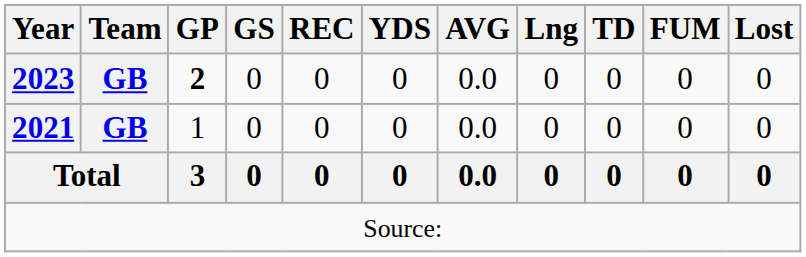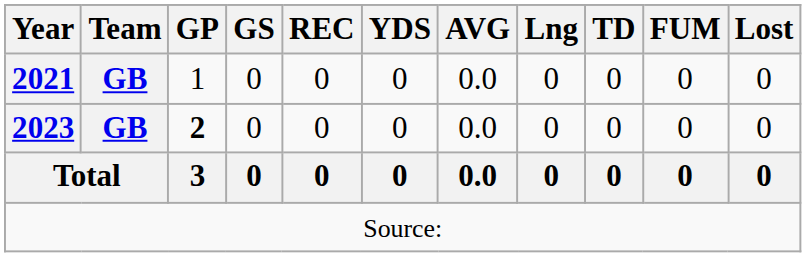rows swapped: (43, 127) <-> (43, 78)
